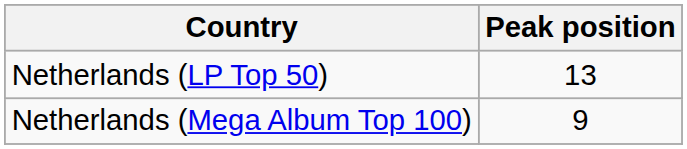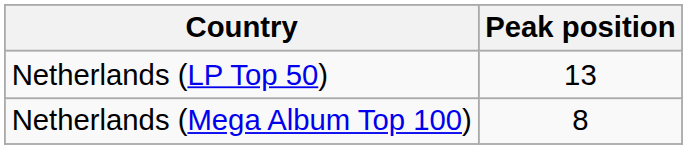(580, 120) 9 -> (580, 120) 8
